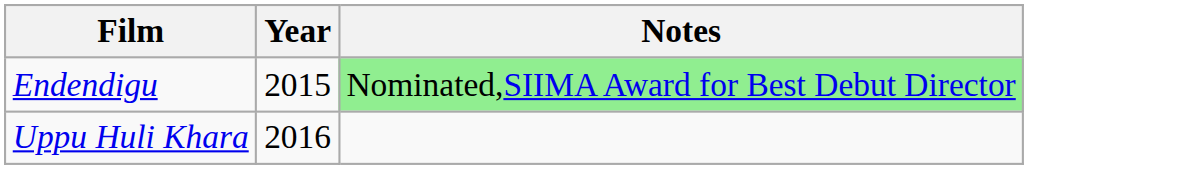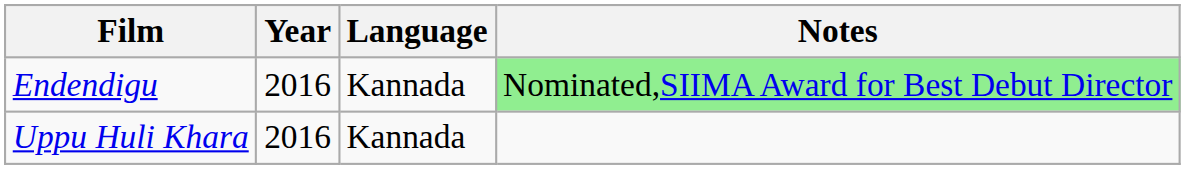+ column: (417, 31)
(298, 84) 2015 -> (298, 84) 2016
